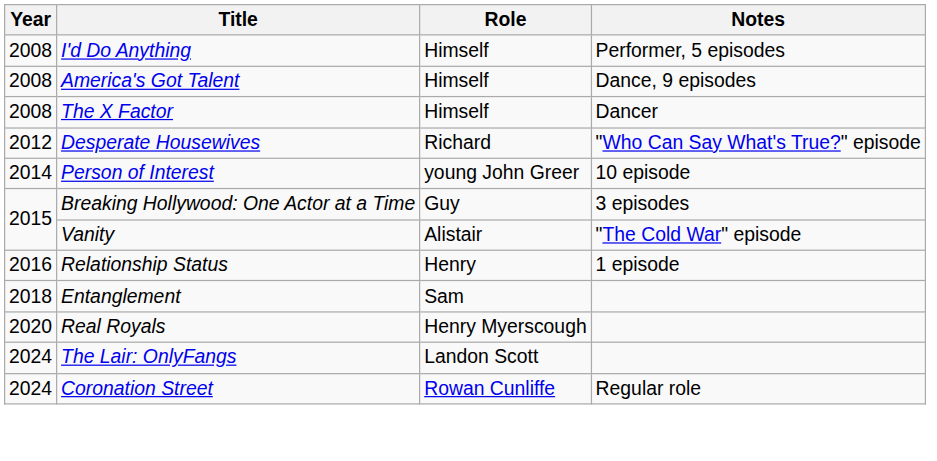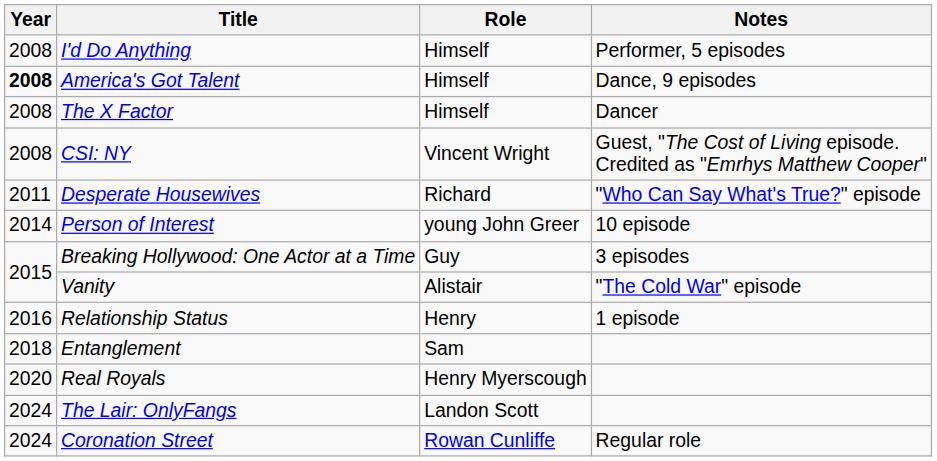(31, 81) normal -> (31, 81) bold
+ row: (96, 153)
(31, 142) 2012 -> (30, 195) 2011
